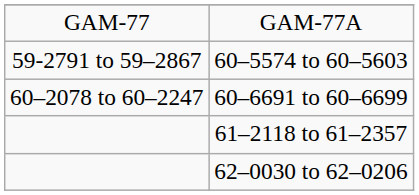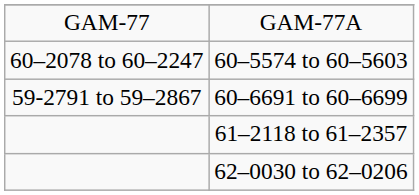(107, 60) 59-2791 to 59–2867 -> (107, 60) 60–2078 to 60–2247
(107, 97) 60–2078 to 60–2247 -> (107, 97) 59-2791 to 59–2867
